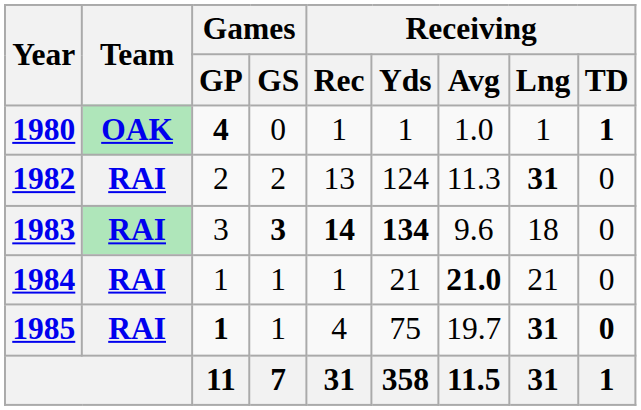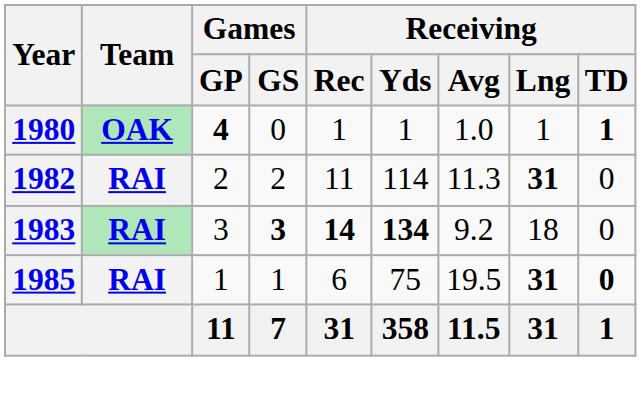(339, 179) 13 -> (339, 179) 11
(405, 179) 124 -> (405, 179) 114
(474, 229) 9.6 -> (474, 229) 9.2
- row: (44, 279)
(221, 329) bold -> (221, 279) normal
(339, 329) 4 -> (339, 279) 6
(474, 329) 19.7 -> (474, 279) 19.5
